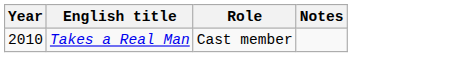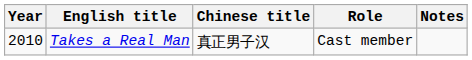+ column: (253, 16)
